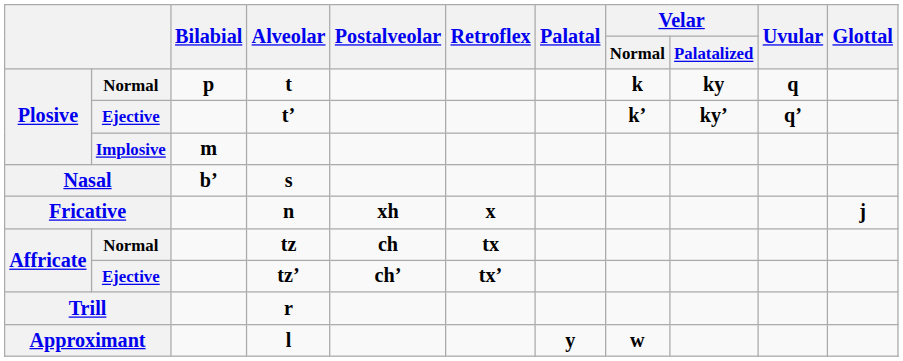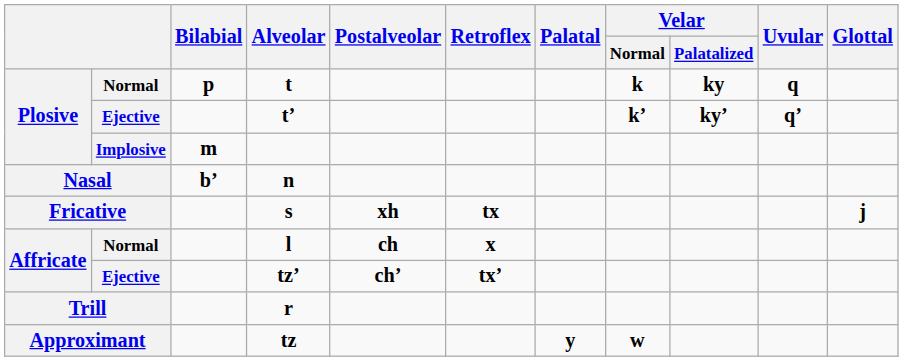(289, 180) s -> (289, 180) n
(289, 212) n -> (289, 212) s
(491, 212) x -> (491, 212) tx
(289, 244) tz -> (289, 244) l
(491, 244) tx -> (491, 244) x
(289, 340) l -> (289, 340) tz
